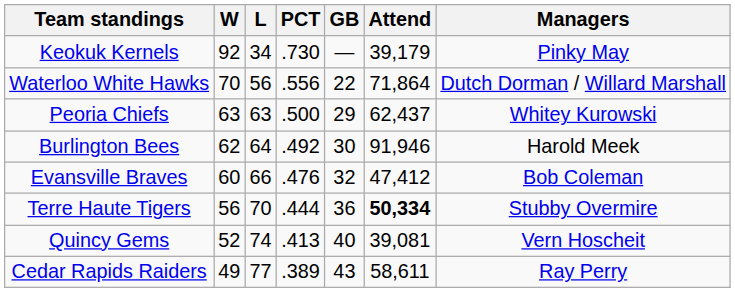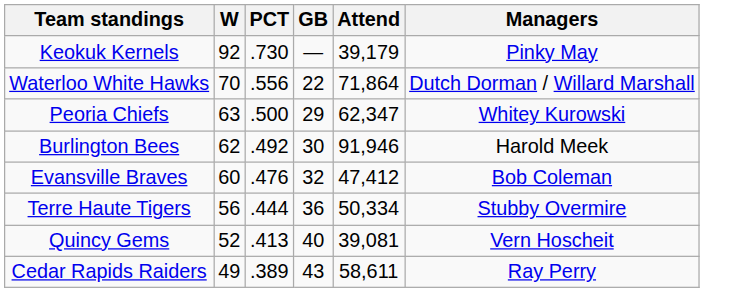- column: (261, 20)
(400, 114) 62,437 -> (369, 114) 62,347
(400, 209) bold -> (369, 209) normal
